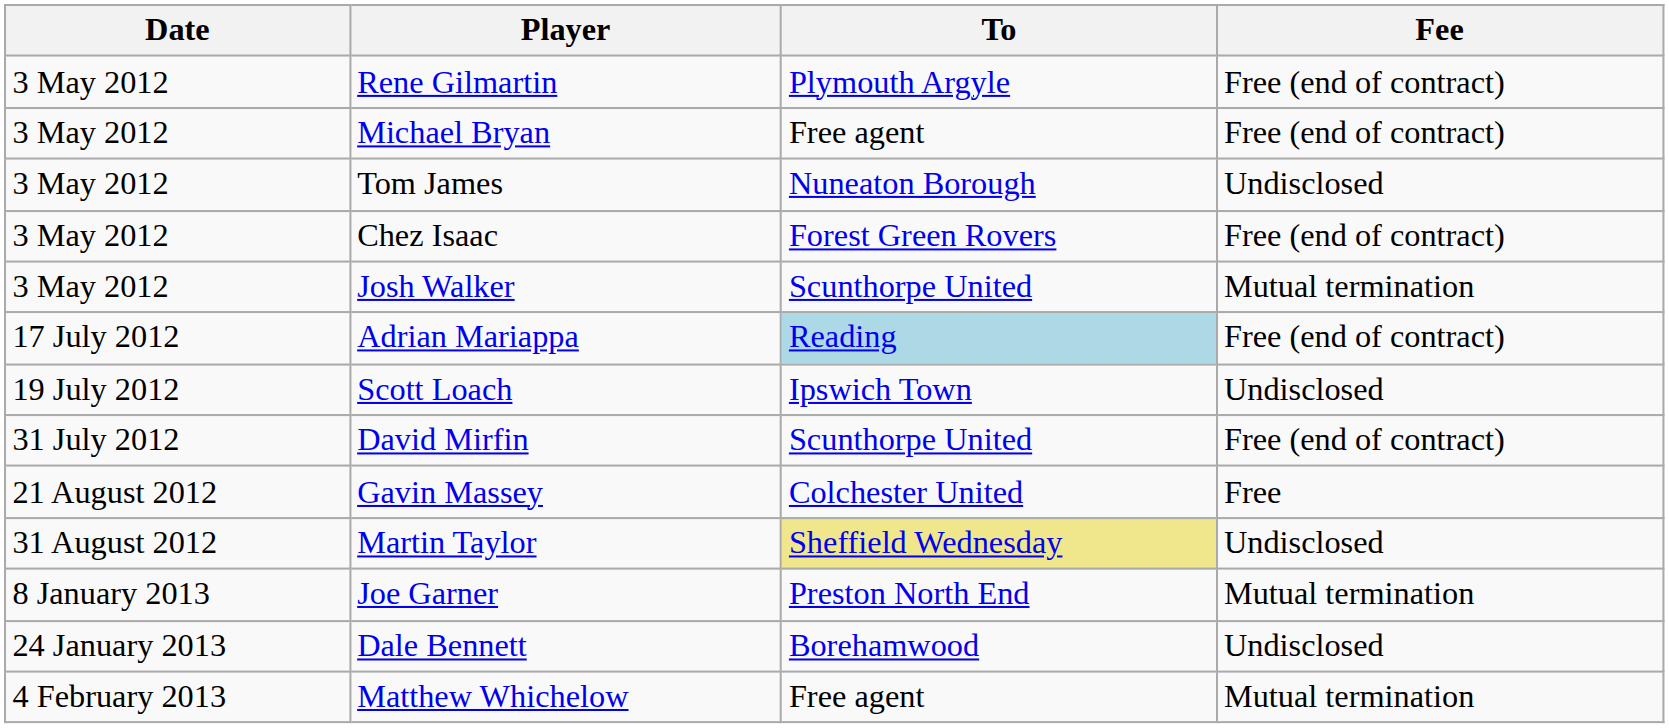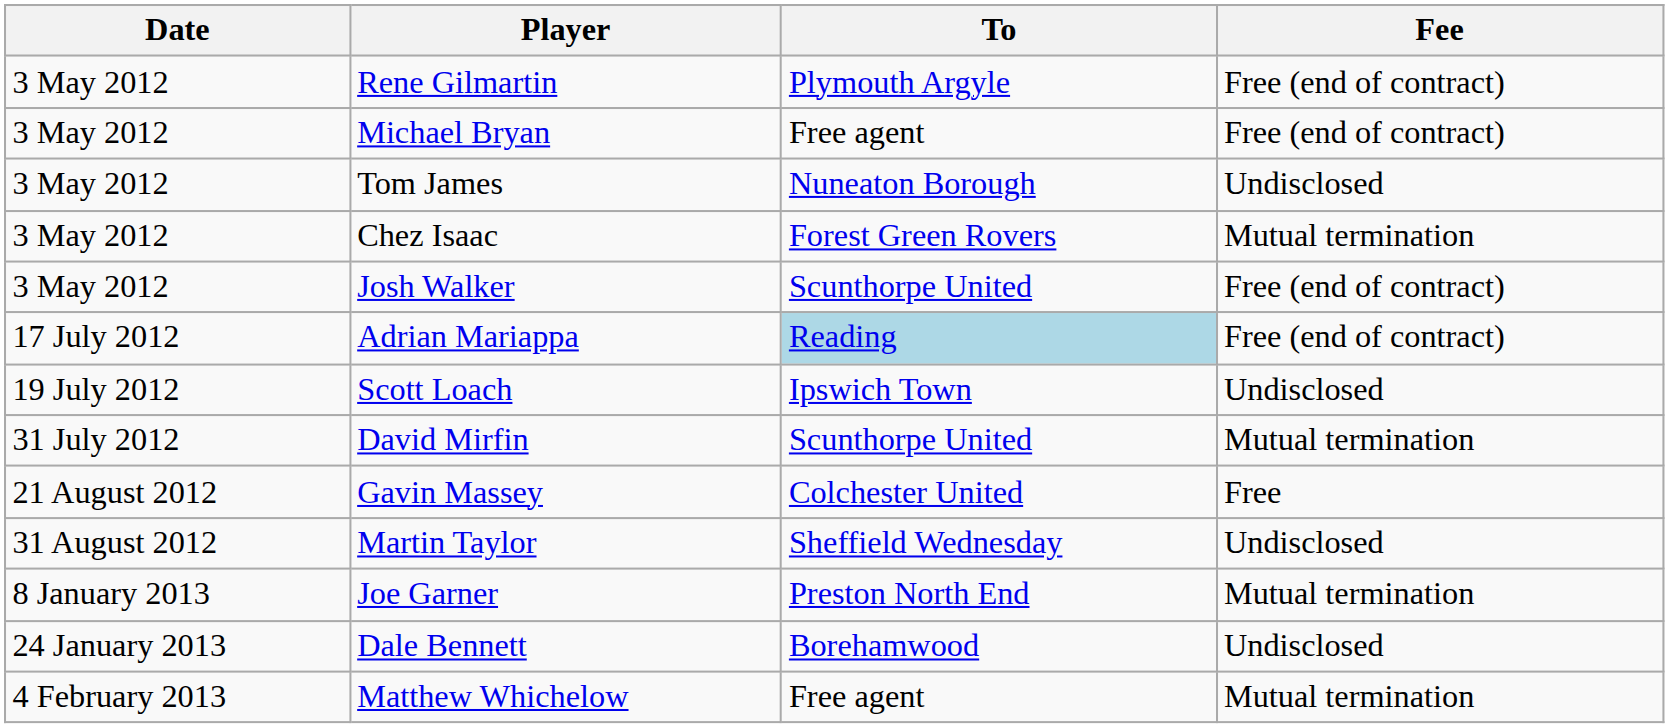(1364, 235) Free (end of contract) -> (1349, 235) Mutual termination
(1349, 286) Mutual termination -> (1364, 286) Free (end of contract)
(1364, 440) Free (end of contract) -> (1349, 440) Mutual termination
(926, 542) khaki background -> (926, 542) no background
